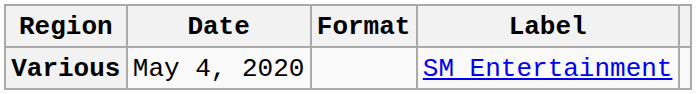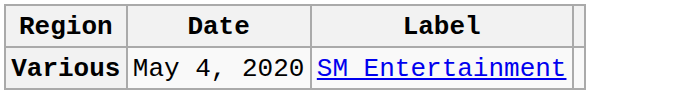- column: (364, 26)
